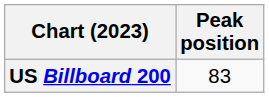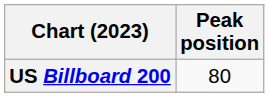(220, 75) 83 -> (220, 75) 80
